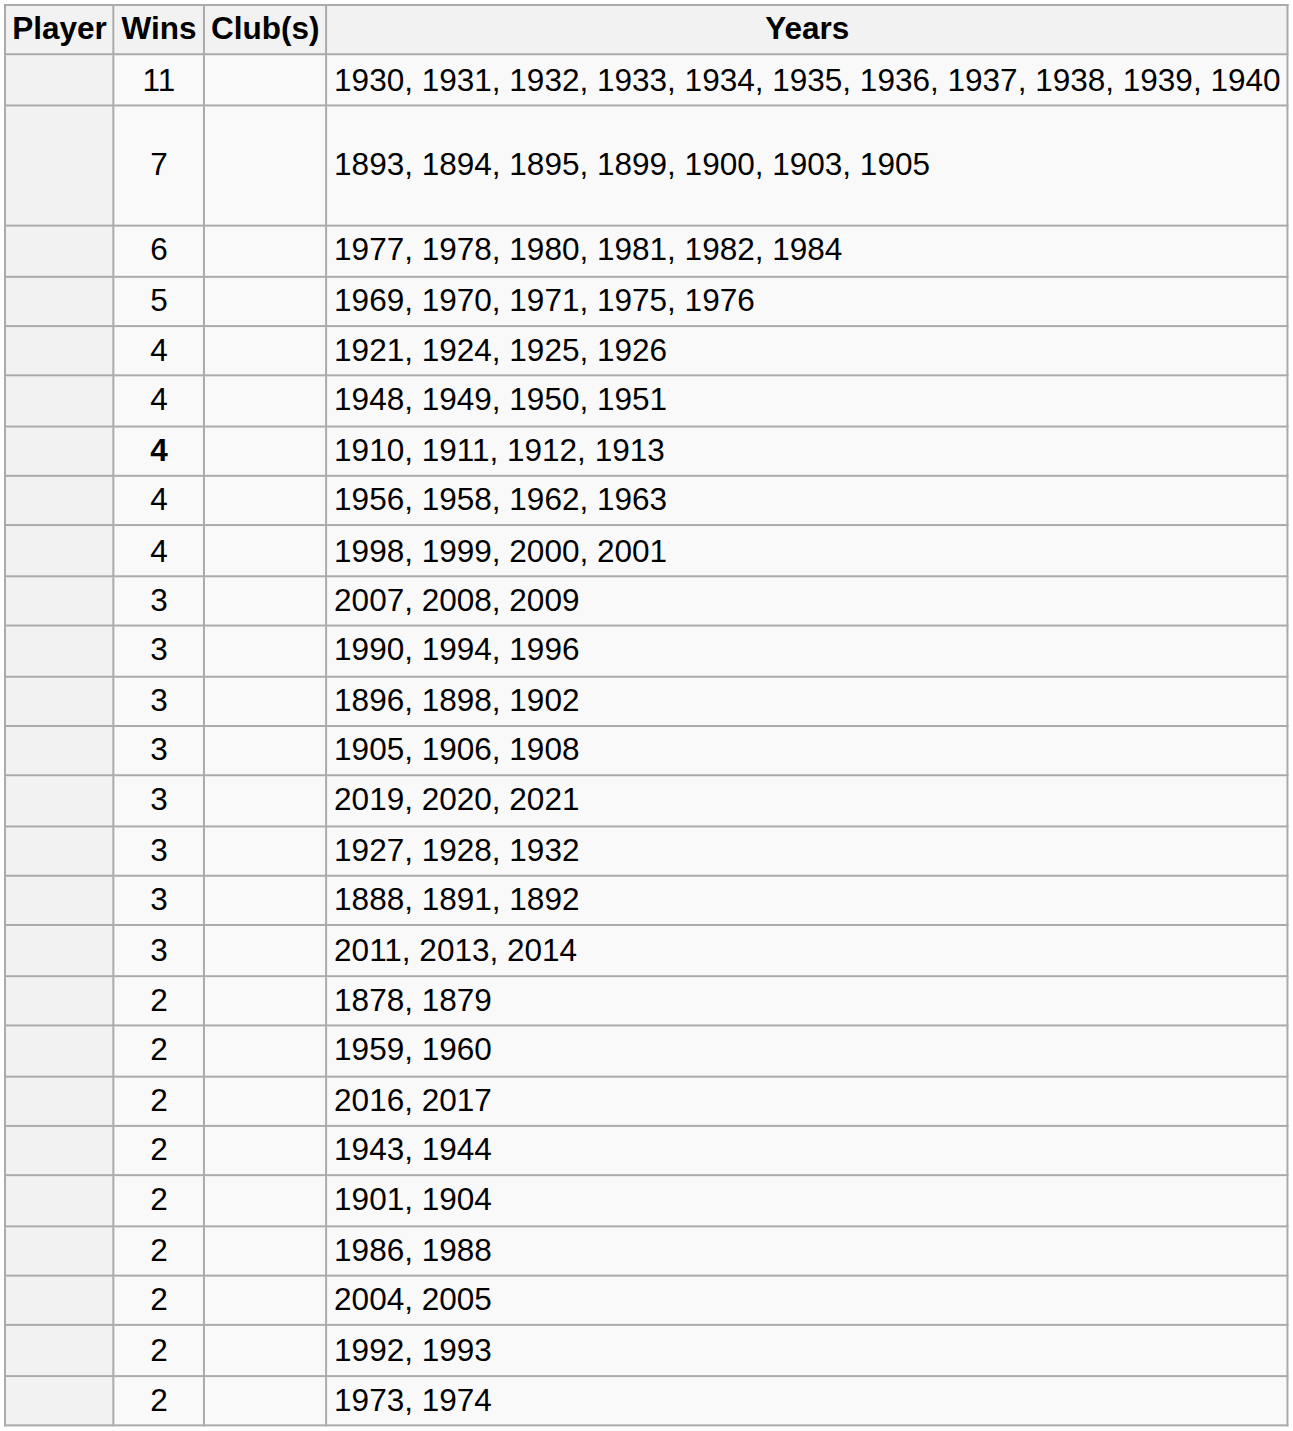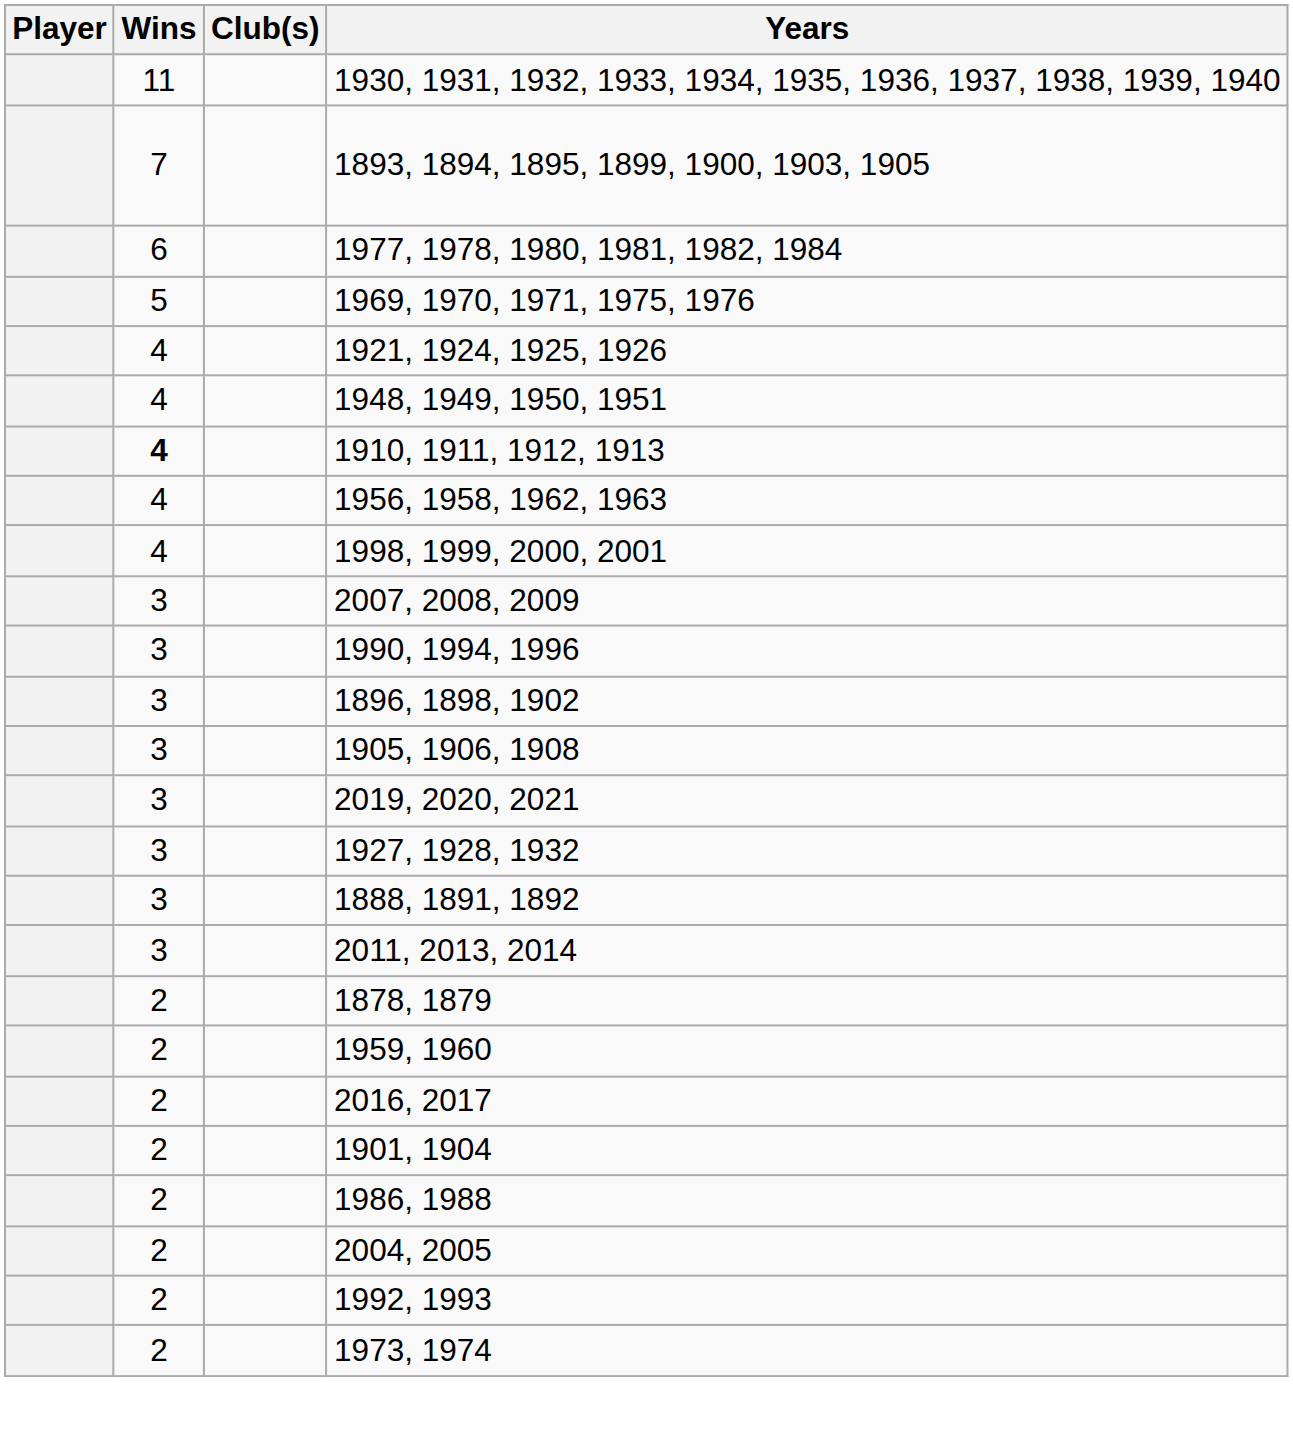- row: (413, 1150)
